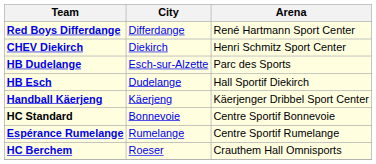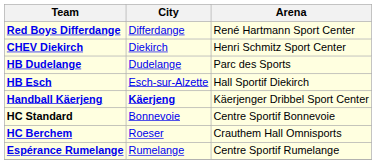(168, 64) Esch-sur-Alzette -> (155, 64) Dudelange
(155, 82) Dudelange -> (168, 82) Esch-sur-Alzette
(150, 99) normal -> (152, 99) bold
rows swapped: (39, 151) <-> (65, 133)
